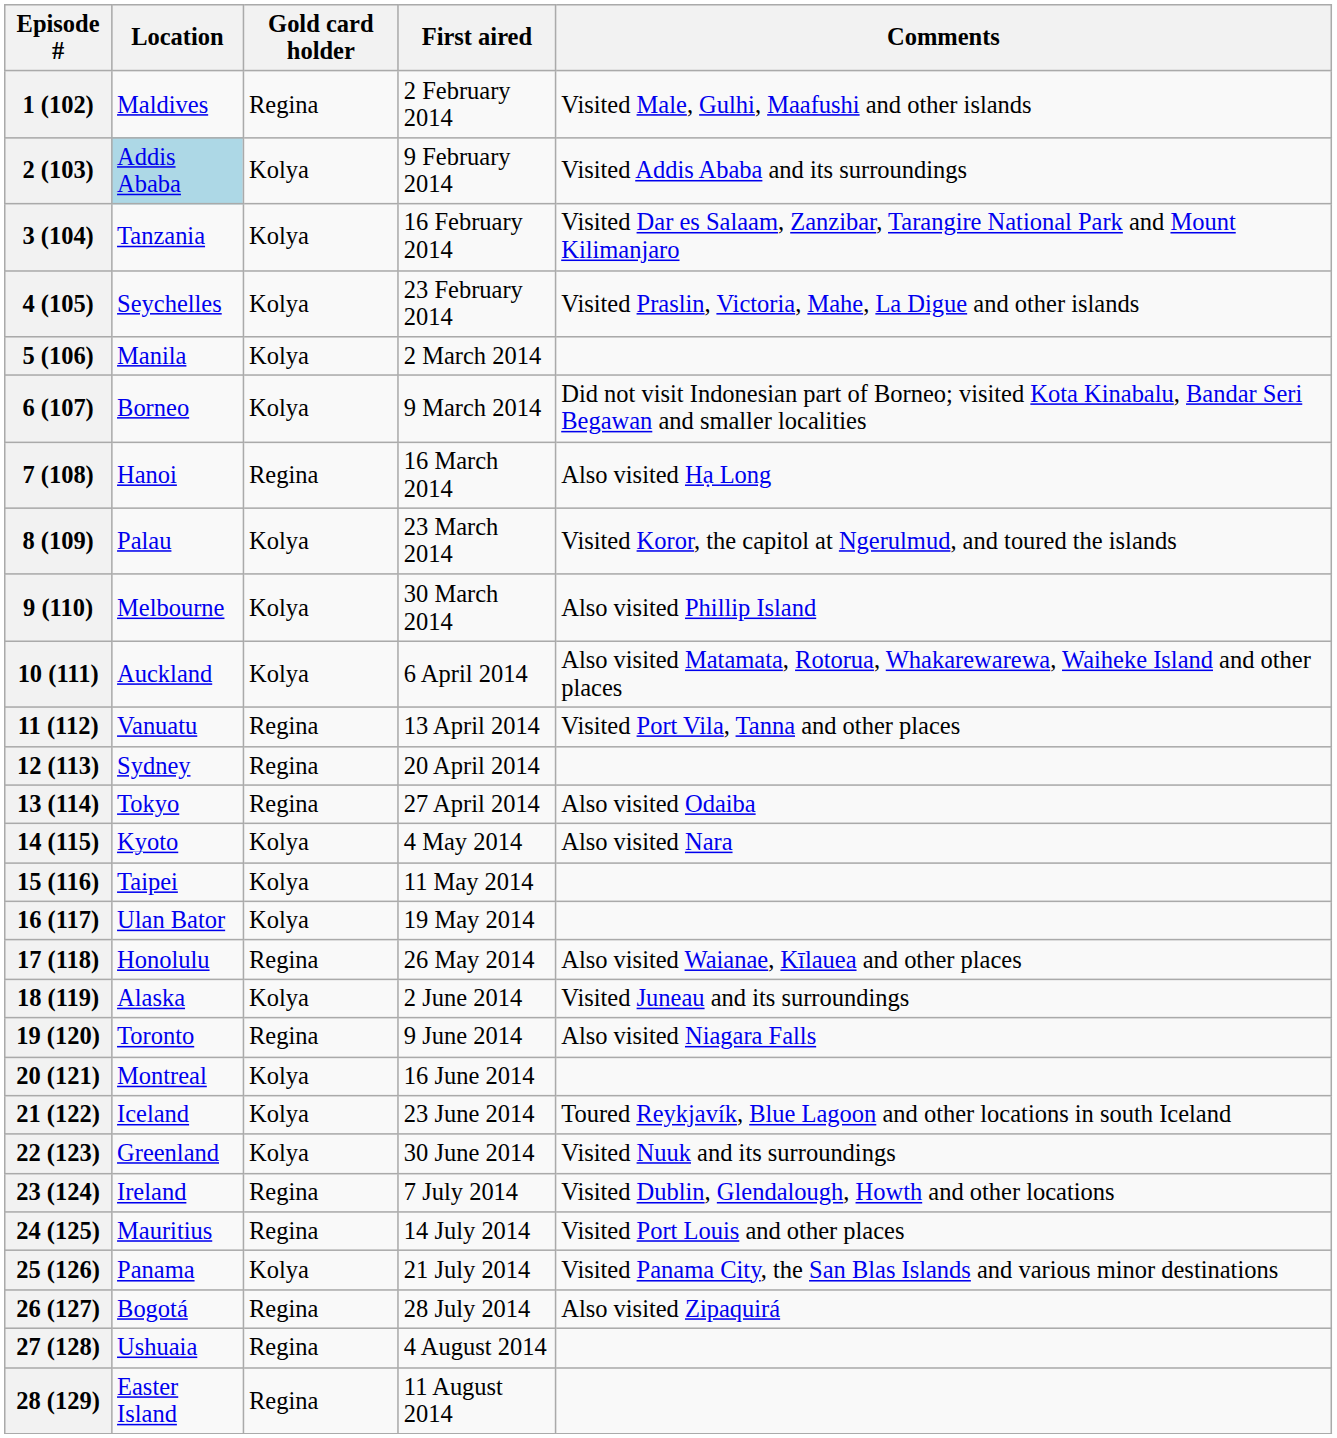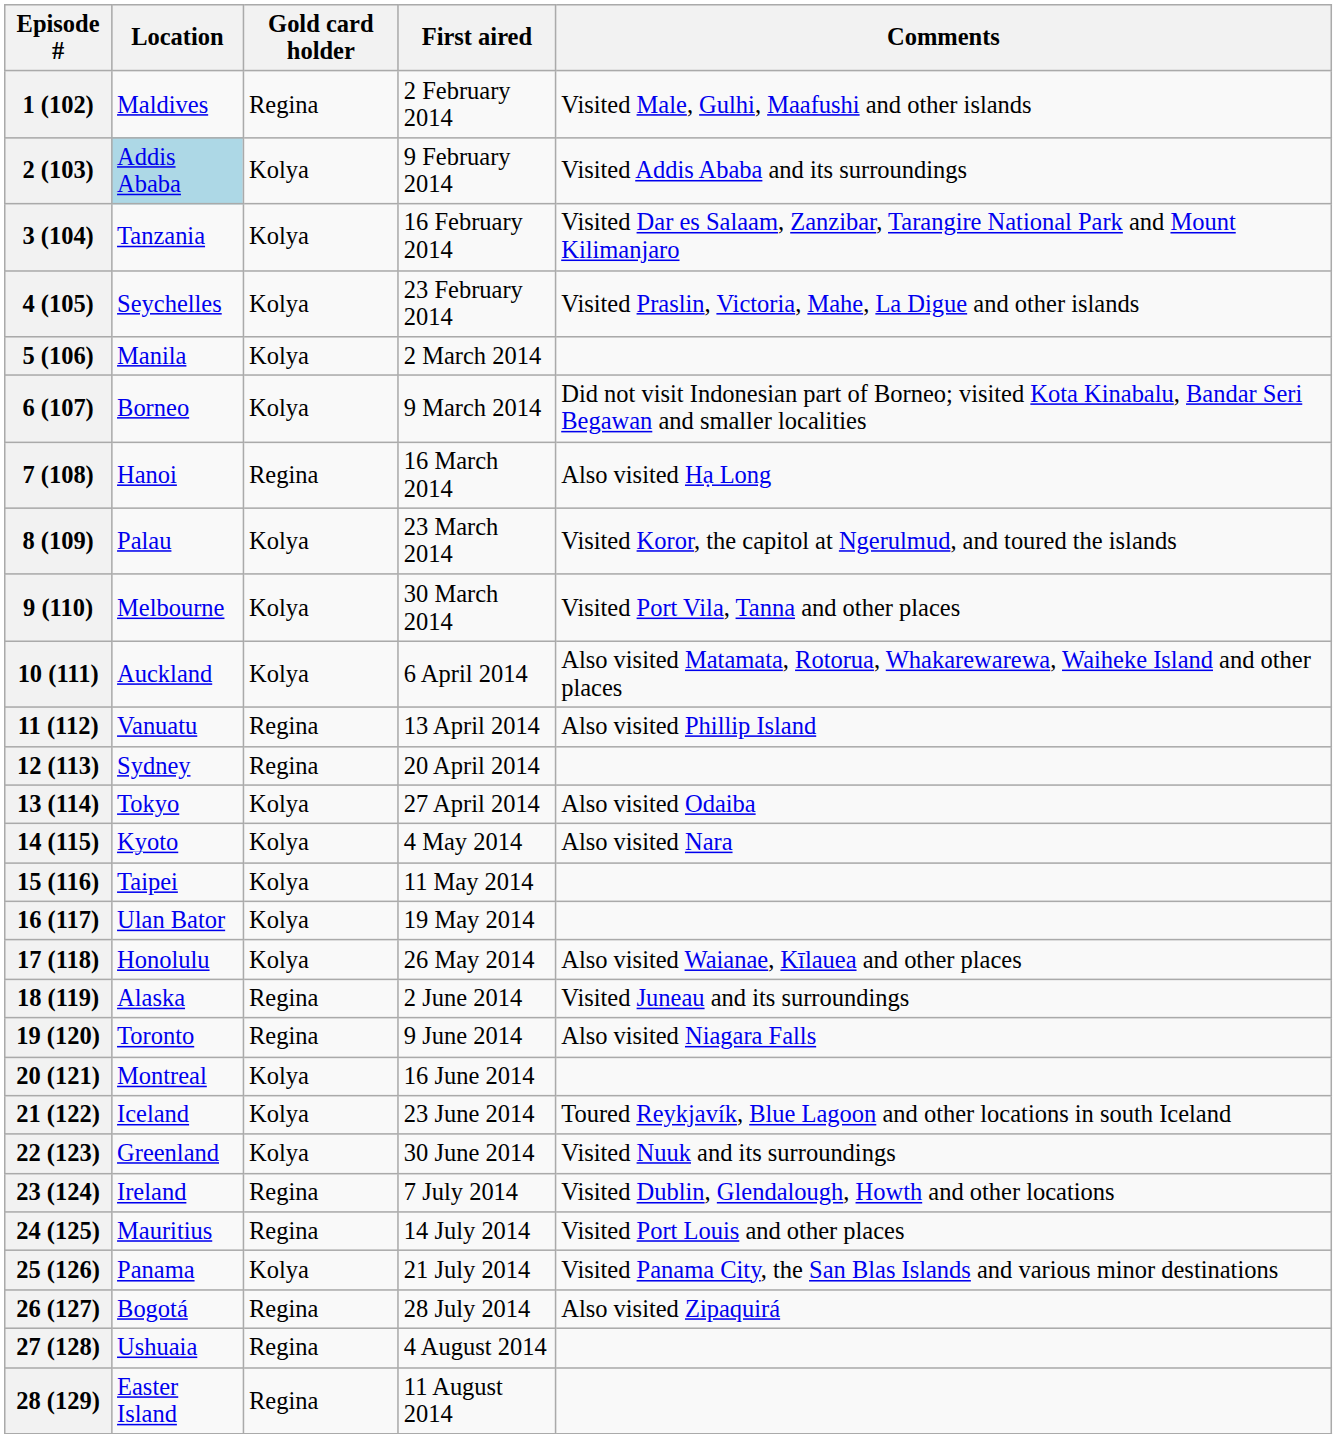(689, 607) Also visited Phillip Island -> (761, 607) Visited Port Vila, Tanna and other places
(761, 726) Visited Port Vila, Tanna and other places -> (689, 726) Also visited Phillip Island
(284, 804) Regina -> (279, 804) Kolya
(284, 959) Regina -> (279, 959) Kolya
(279, 998) Kolya -> (284, 998) Regina
